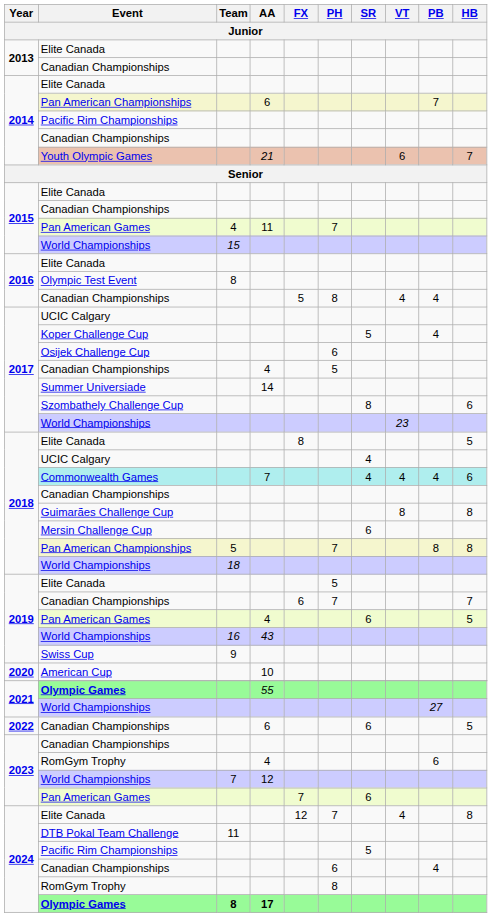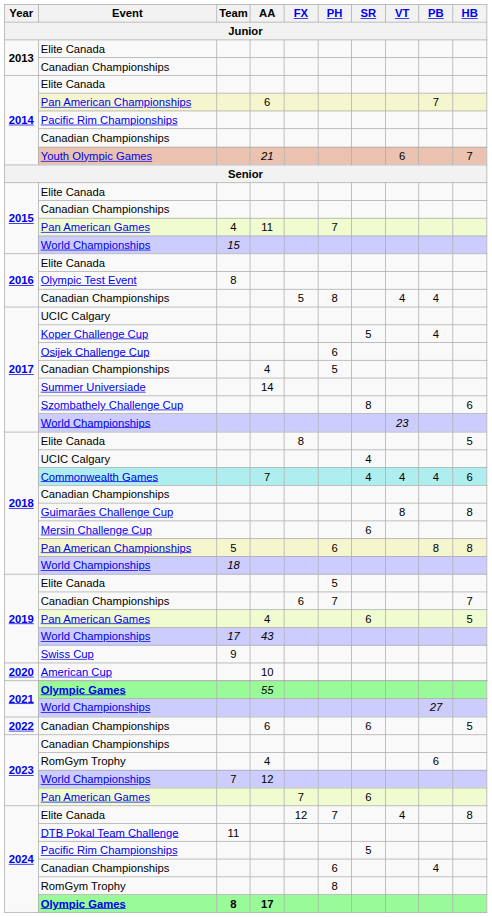(335, 548) 7 -> (335, 548) 6
(233, 637) 16 -> (233, 637) 17
